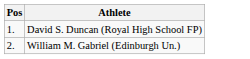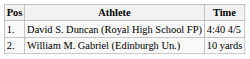+ column: (224, 12)
